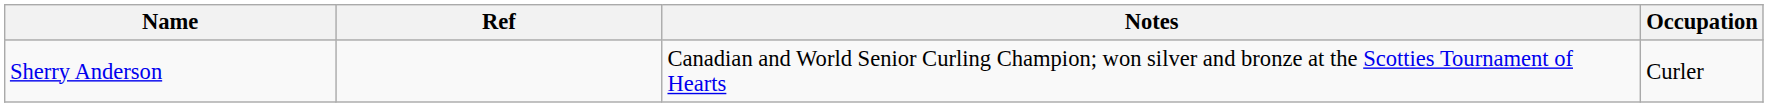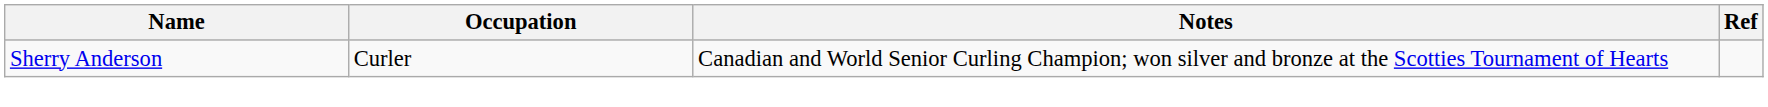columns swapped: (1702, 22) <-> (499, 22)
